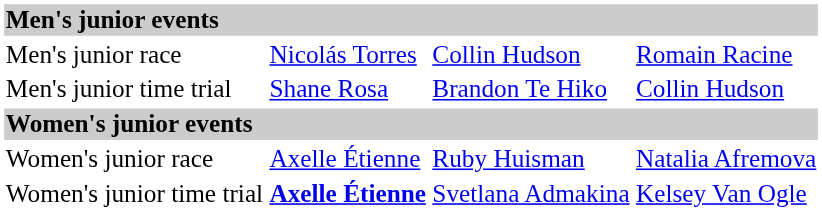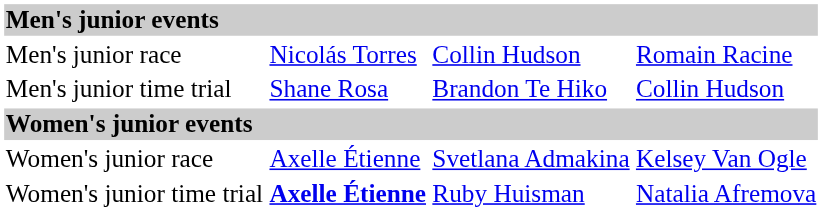(509, 158) Ruby Huisman -> (531, 158) Svetlana Admakina
(726, 158) Natalia Afremova -> (721, 158) Kelsey Van Ogle
(531, 193) Svetlana Admakina -> (509, 193) Ruby Huisman
(721, 193) Kelsey Van Ogle -> (726, 193) Natalia Afremova
